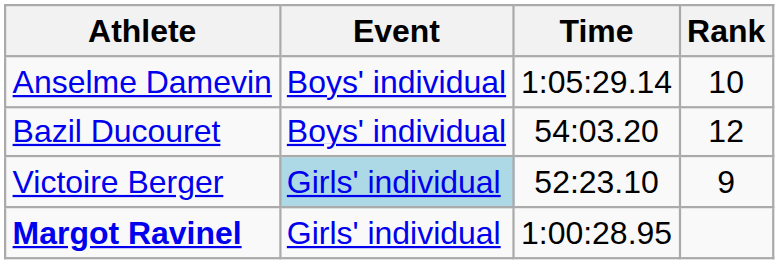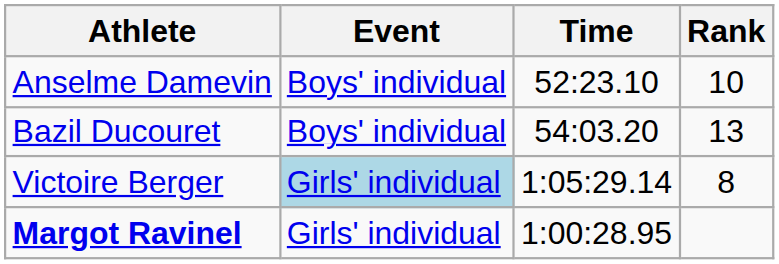(597, 81) 1:05:29.14 -> (597, 81) 52:23.10
(726, 132) 12 -> (726, 132) 13
(597, 182) 52:23.10 -> (597, 182) 1:05:29.14
(726, 182) 9 -> (726, 182) 8
